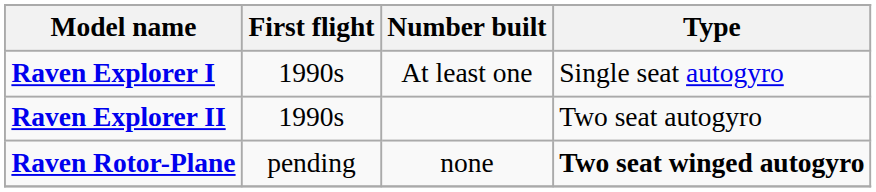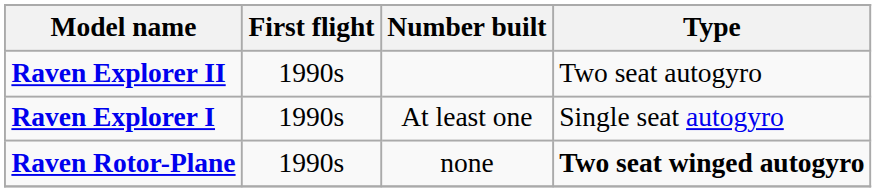rows swapped: (113, 72) <-> (119, 118)
(311, 163) pending -> (311, 163) 1990s
